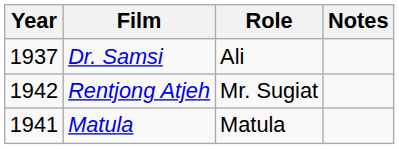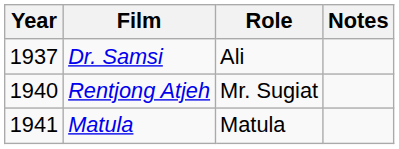(34, 90) 1942 -> (34, 90) 1940
